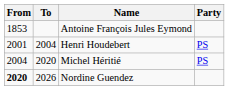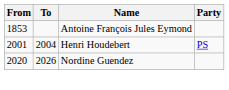- row: (91, 61)
(17, 77) bold -> (17, 61) normal
